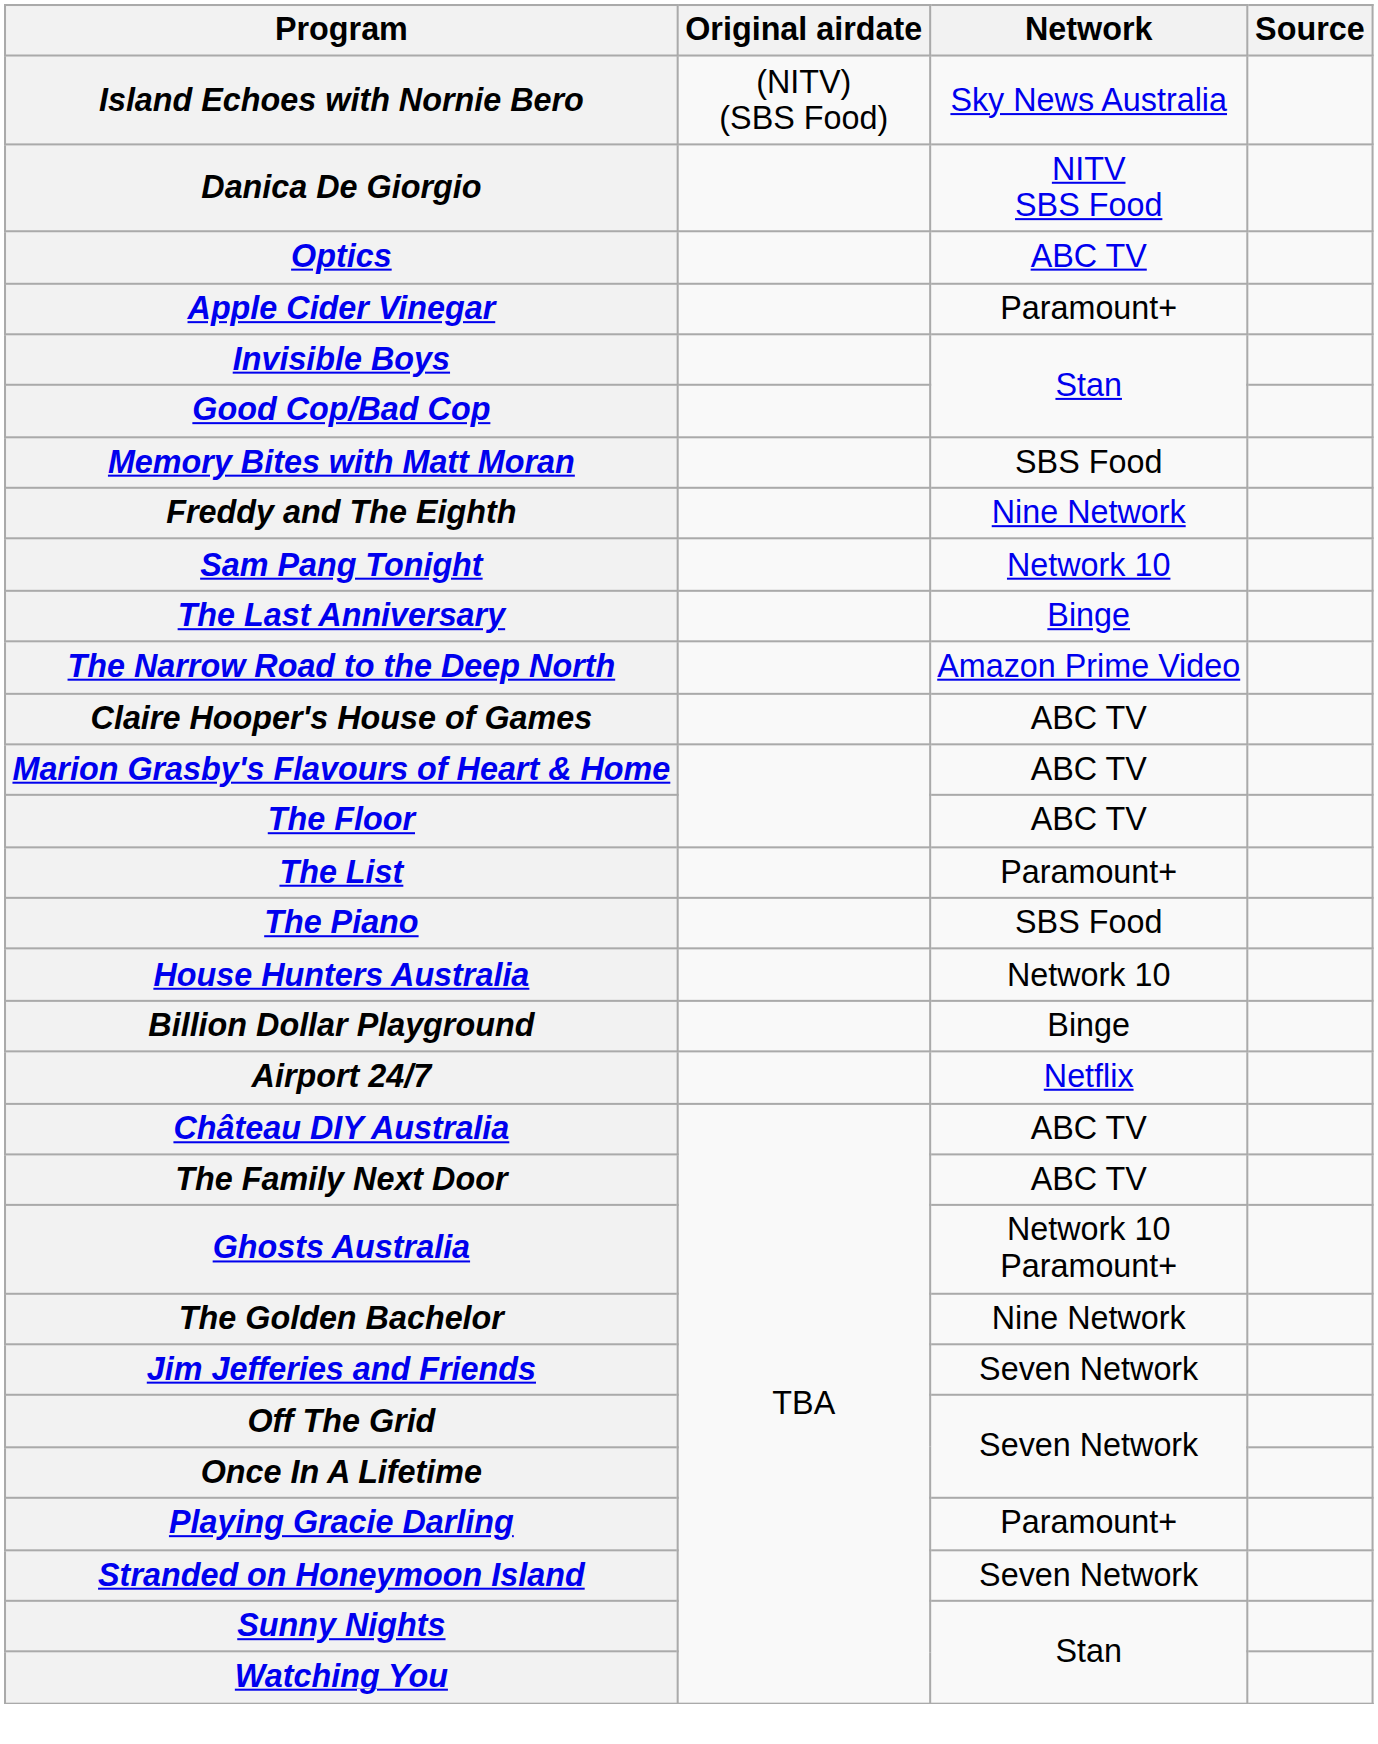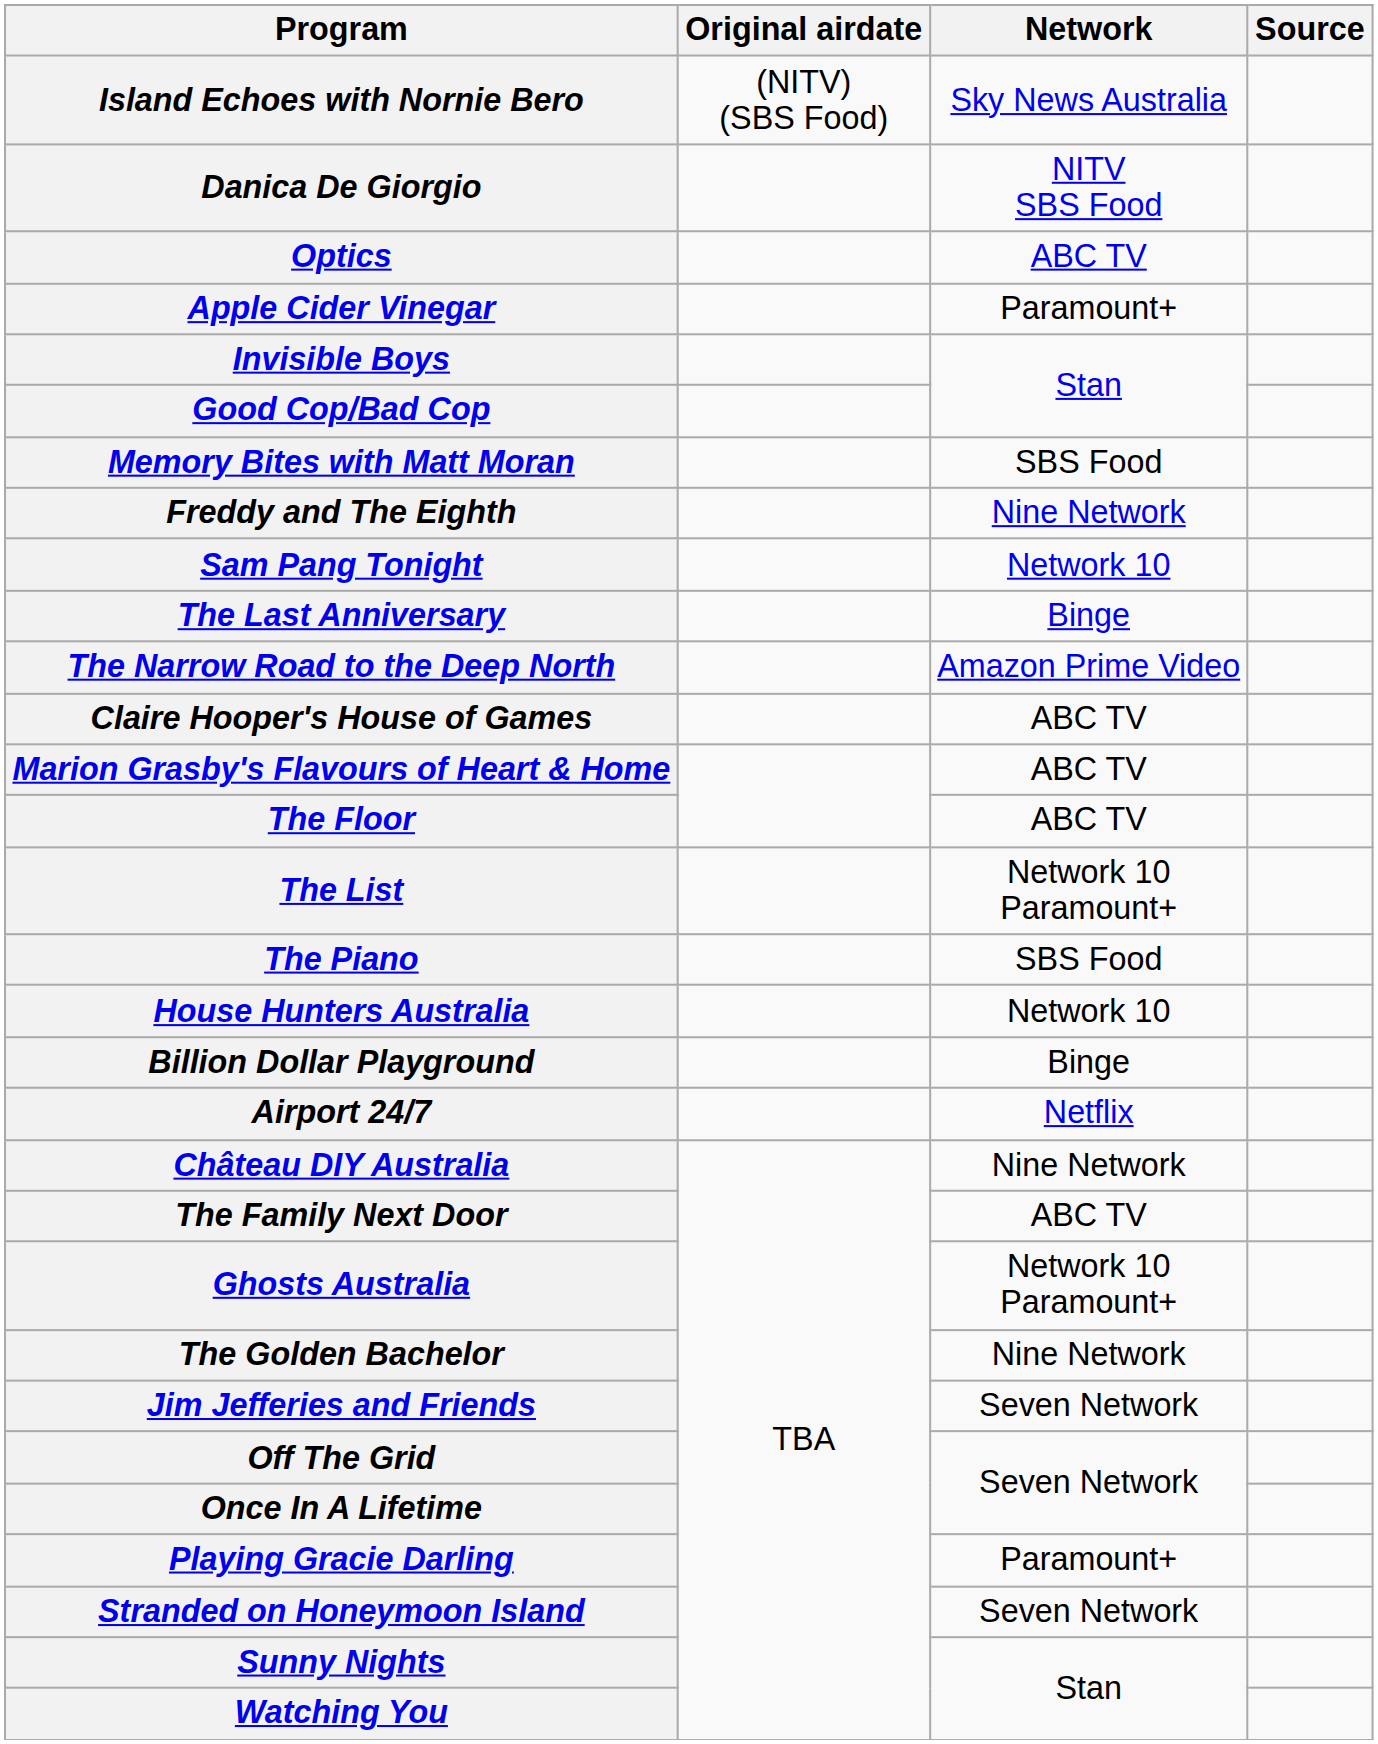(1089, 871) Paramount+ -> (1089, 889) Network 10 Paramount+
(1089, 1127) ABC TV -> (1089, 1164) Nine Network
